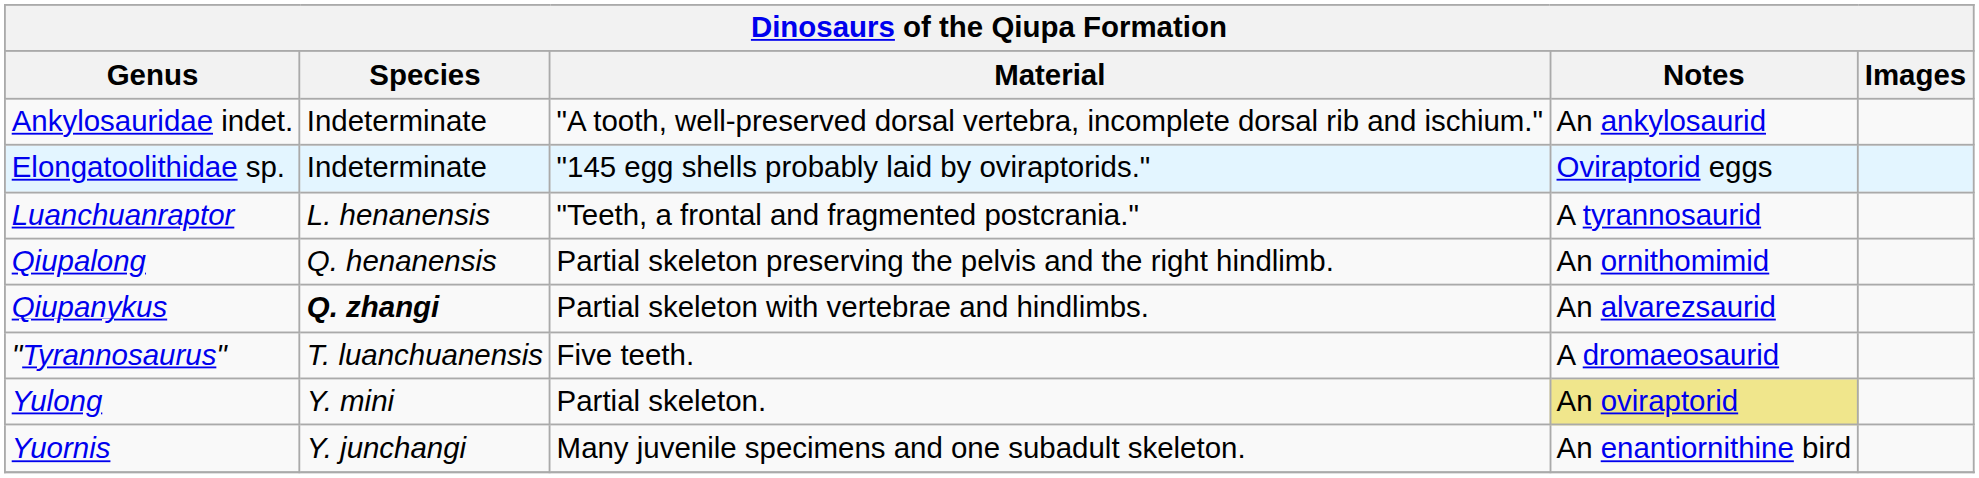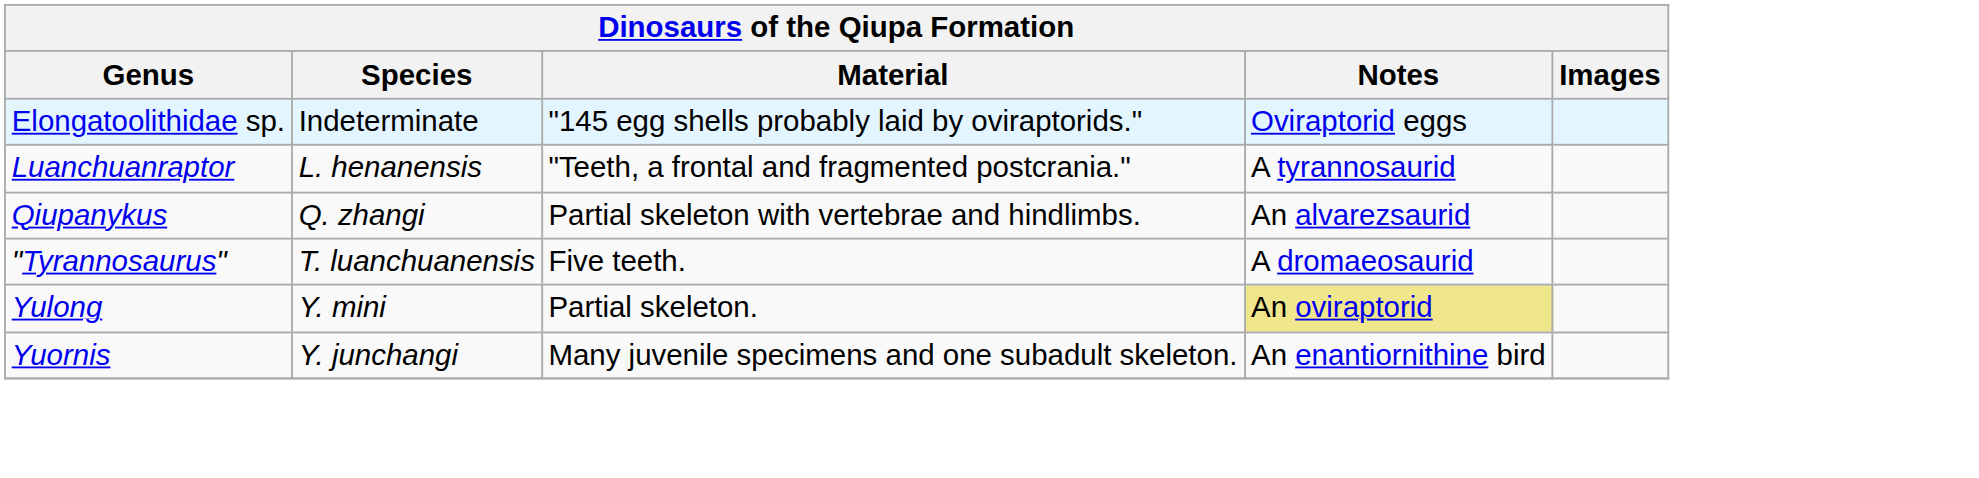- row: (152, 121)
- row: (79, 261)
(373, 307) bold -> (362, 214) normal
